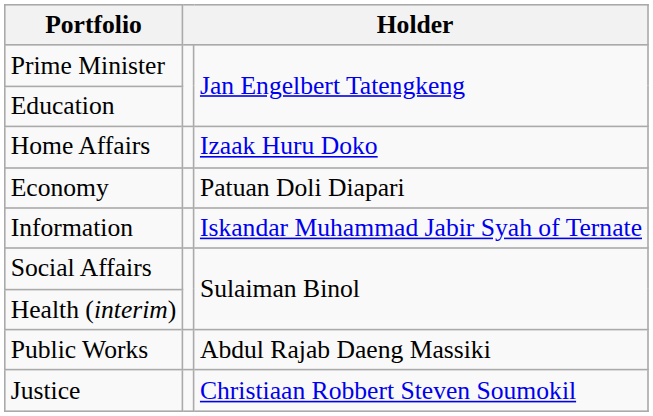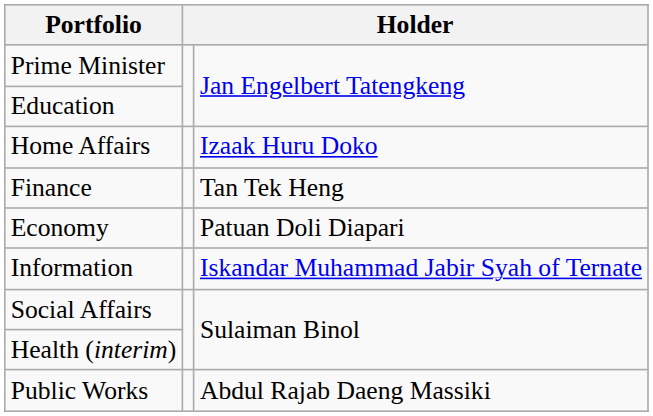+ row: (51, 187)
- row: (46, 390)
